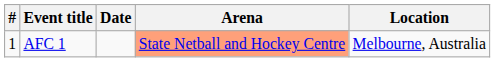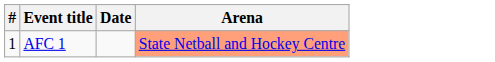- column: (419, 17)
